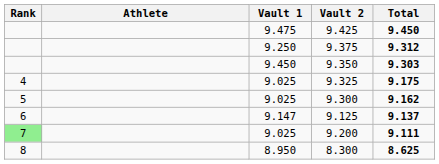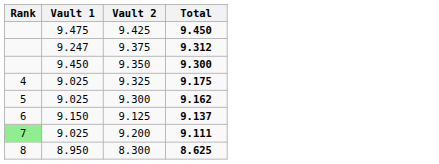- column: (146, 13)
(280, 47) 9.250 -> (73, 47) 9.247
(404, 64) 9.303 -> (196, 64) 9.300
(280, 116) 9.147 -> (73, 116) 9.150
